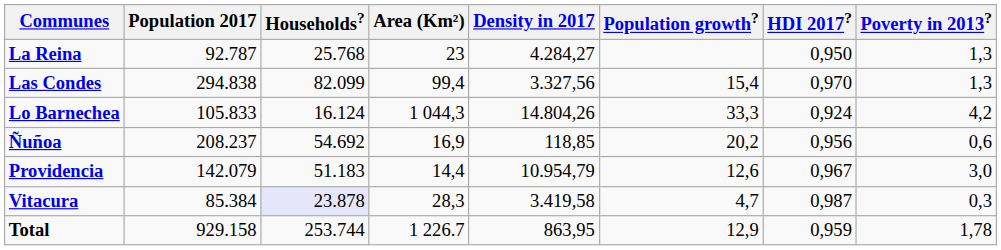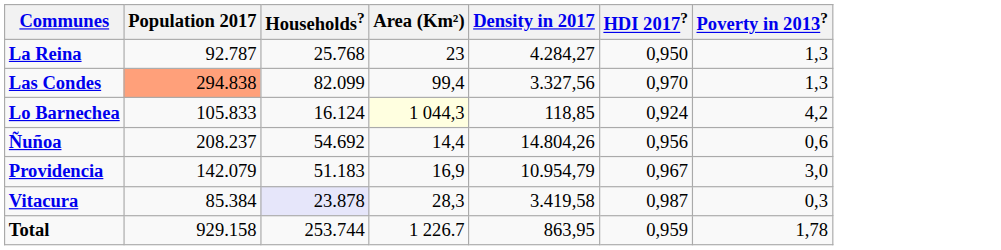- column: (681, 21)
(226, 83) no background -> (226, 83) lightsalmon background
(437, 112) no background -> (437, 112) lightyellow background
(558, 112) 14.804,26 -> (570, 112) 118,85
(448, 141) 16,9 -> (448, 141) 14,4
(570, 141) 118,85 -> (558, 141) 14.804,26
(448, 171) 14,4 -> (448, 171) 16,9
